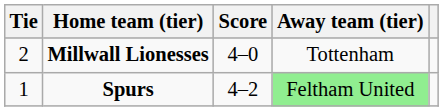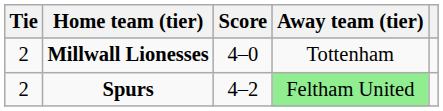(24, 88) 1 -> (24, 88) 2
